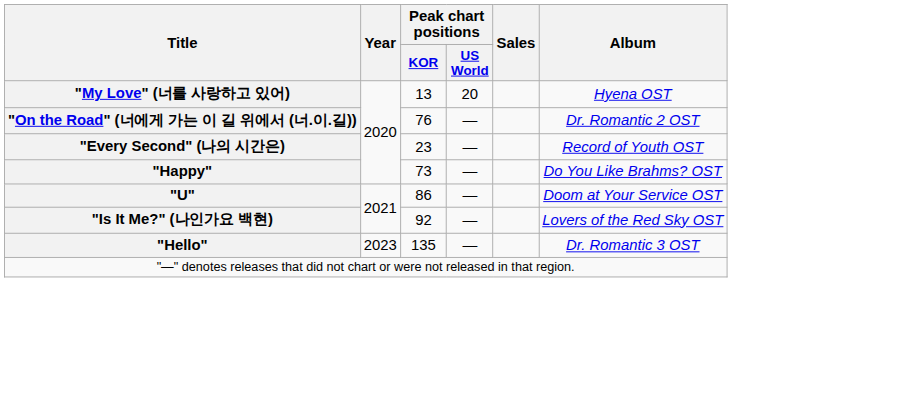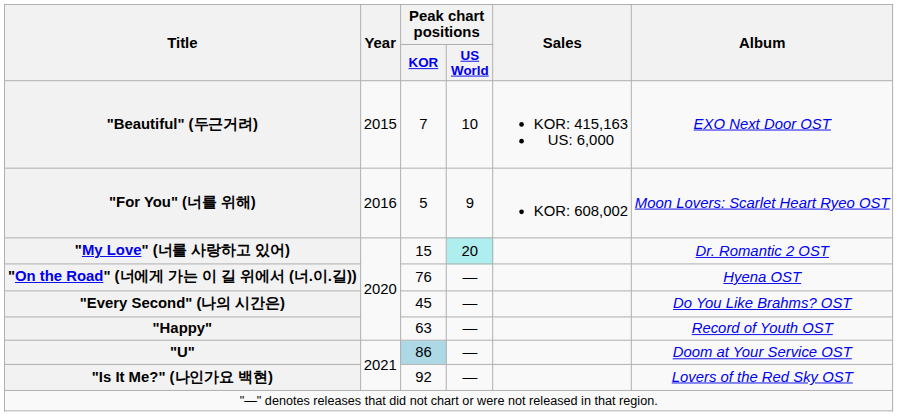+ row: (182, 123)
+ row: (182, 202)
(423, 94) 13 -> (423, 251) 15
(470, 94) no background -> (470, 251) paleturquoise background
(633, 94) Hyena OST -> (762, 251) Dr. Romantic 2 OST
(633, 120) Dr. Romantic 2 OST -> (762, 277) Hyena OST
(423, 146) 23 -> (423, 303) 45
(633, 146) Record of Youth OST -> (762, 303) Do You Like Brahms? OST
(423, 171) 73 -> (423, 328) 63
(633, 171) Do You Like Brahms? OST -> (762, 328) Record of Youth OST
(423, 195) no background -> (423, 352) lightblue background
- row: (182, 245)
